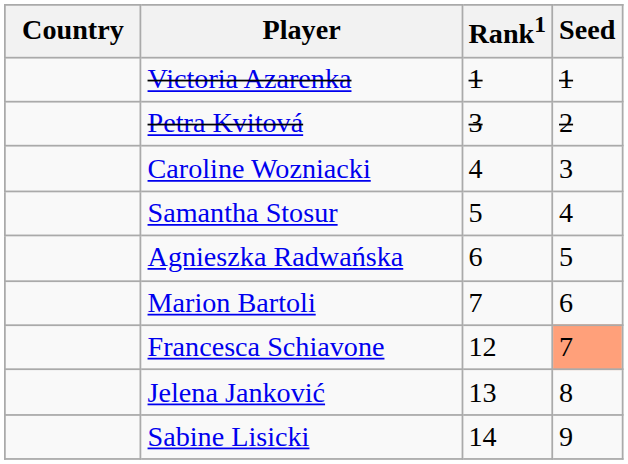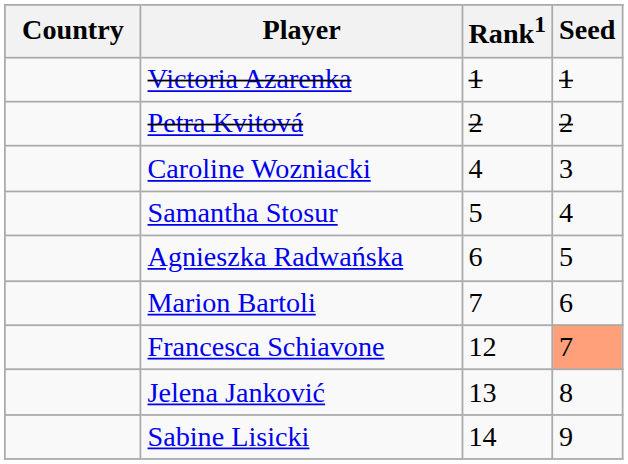(476, 123) 3 -> (476, 123) 2
